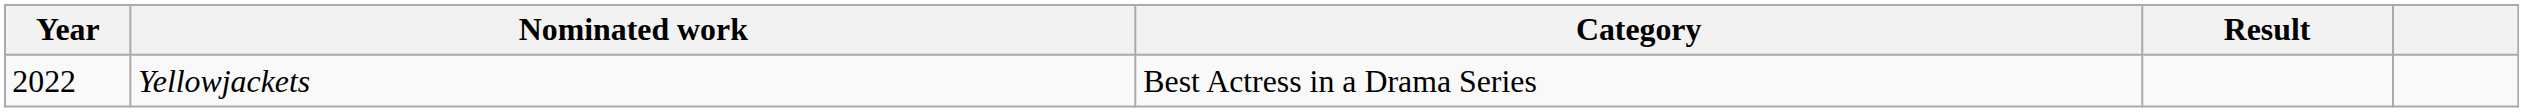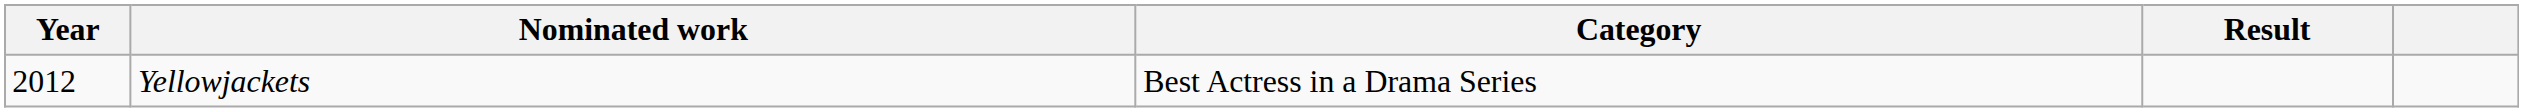(44, 80) 2022 -> (44, 80) 2012
